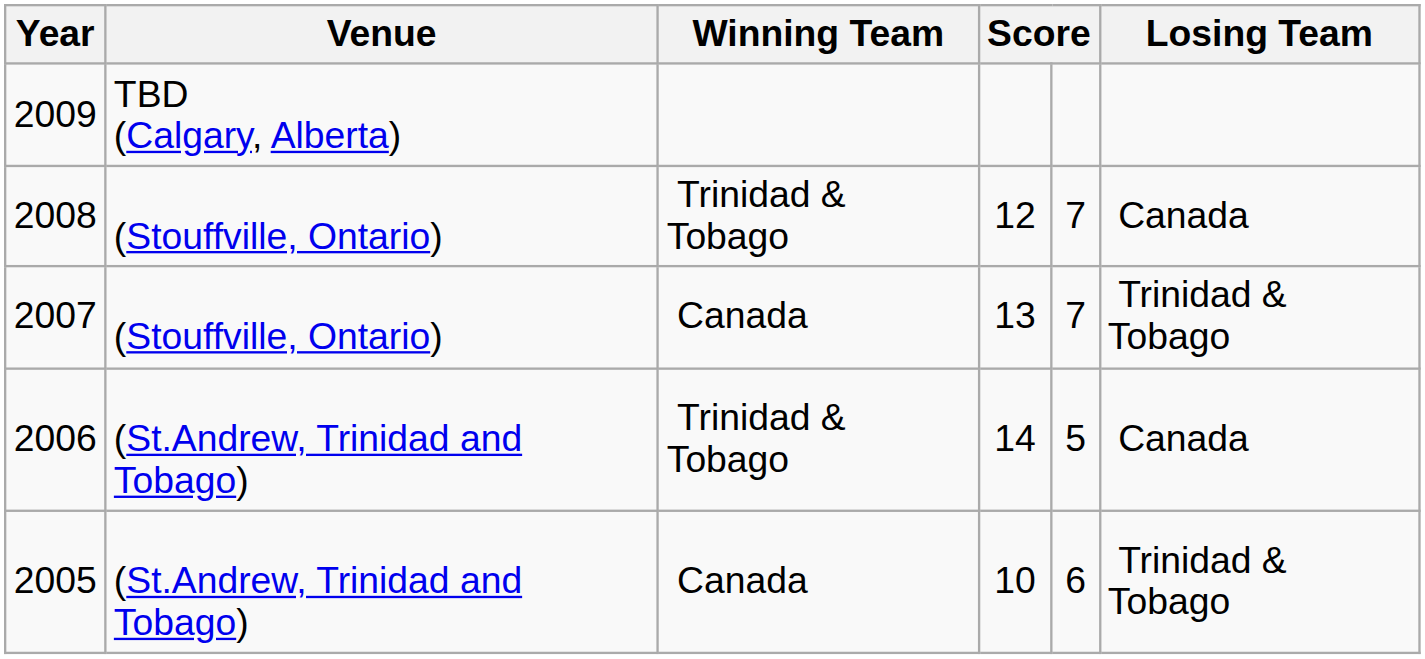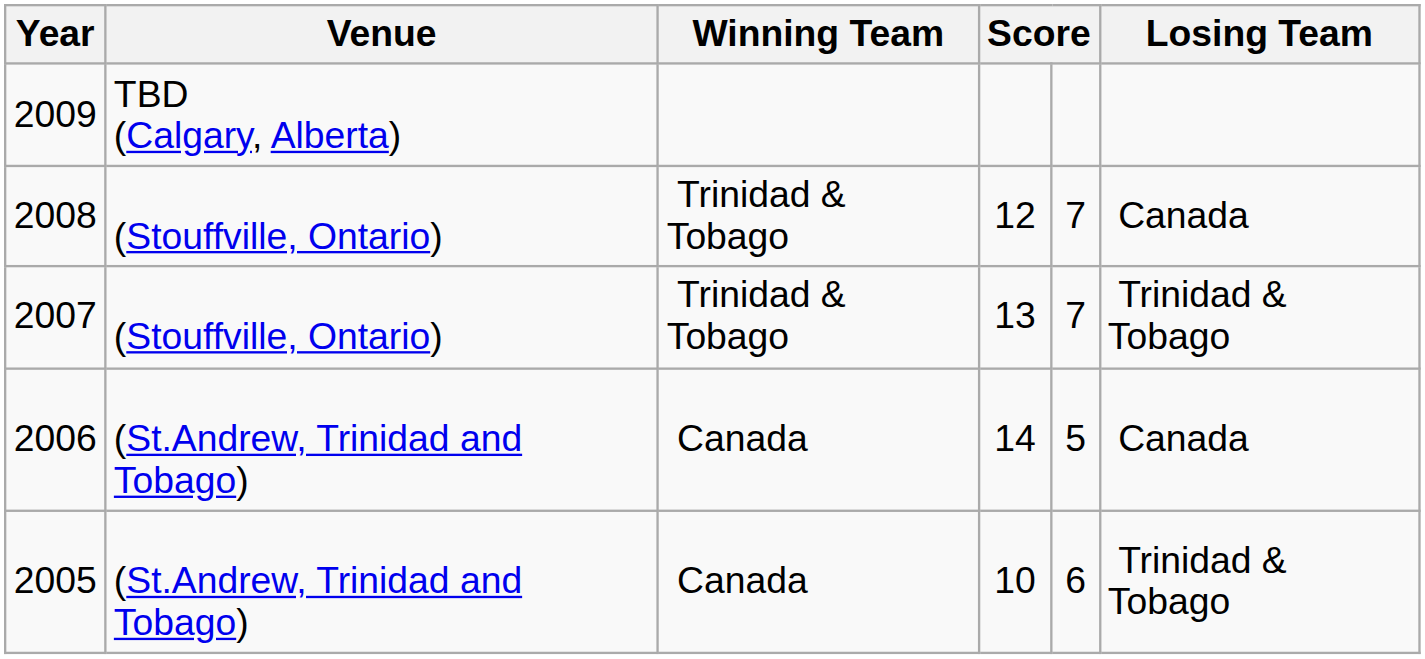(737, 316) Canada -> (756, 316) Trinidad & Tobago
(756, 438) Trinidad & Tobago -> (737, 438) Canada
